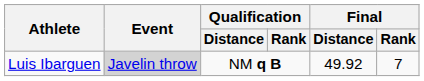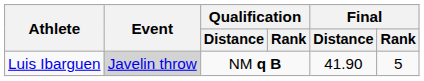(343, 64) 49.92 -> (343, 64) 41.90
(398, 64) 7 -> (398, 64) 5
